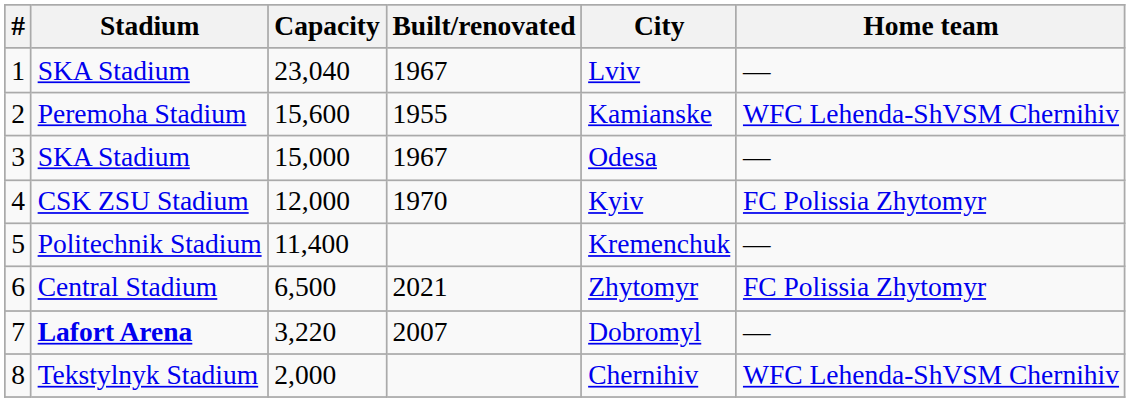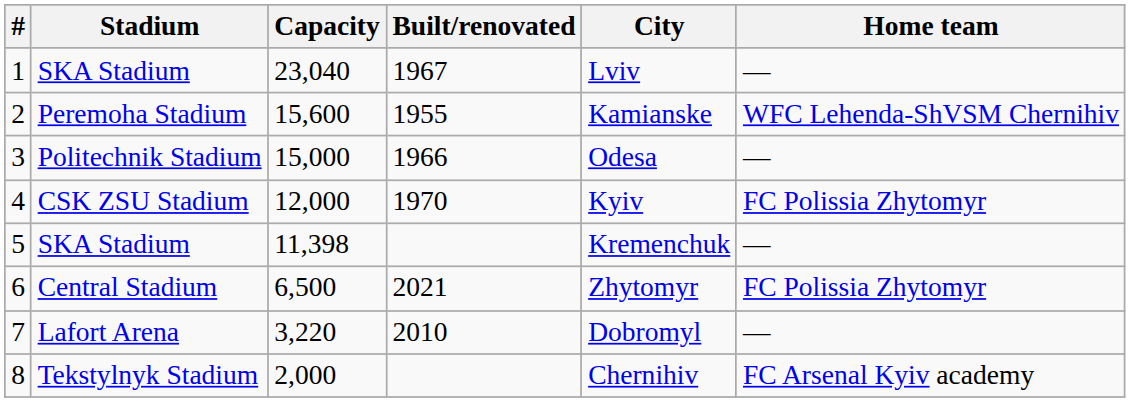(114, 157) SKA Stadium -> (150, 157) Politechnik Stadium
(420, 157) 1967 -> (420, 157) 1966
(150, 244) Politechnik Stadium -> (114, 244) SKA Stadium
(312, 244) 11,400 -> (312, 244) 11,398
(115, 331) bold -> (108, 331) normal
(420, 331) 2007 -> (420, 331) 2010
(931, 375) WFC Lehenda-ShVSM Chernihiv -> (889, 375) FC Arsenal Kyiv academy
